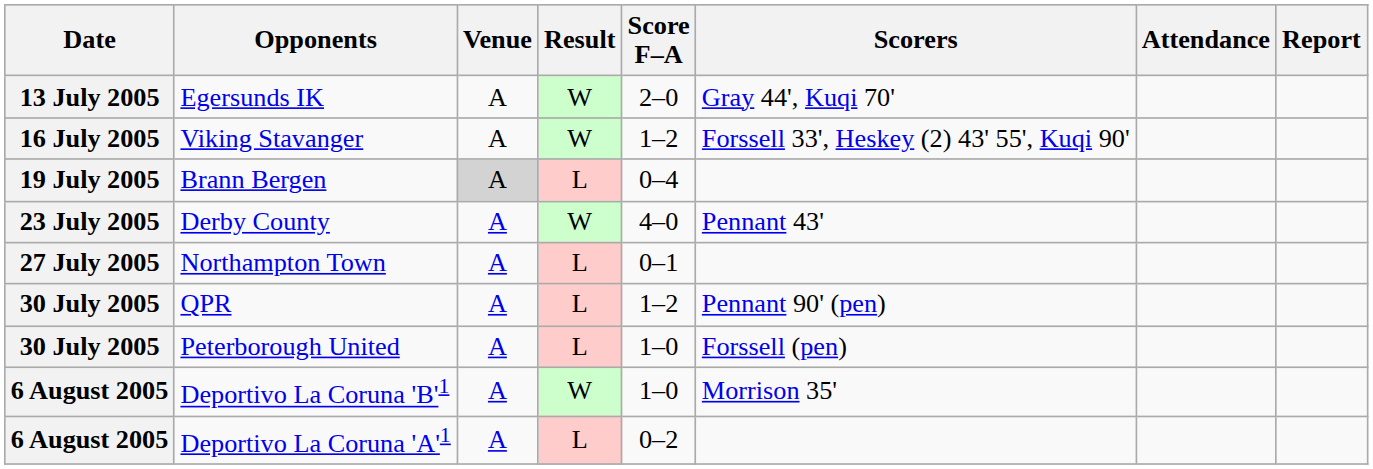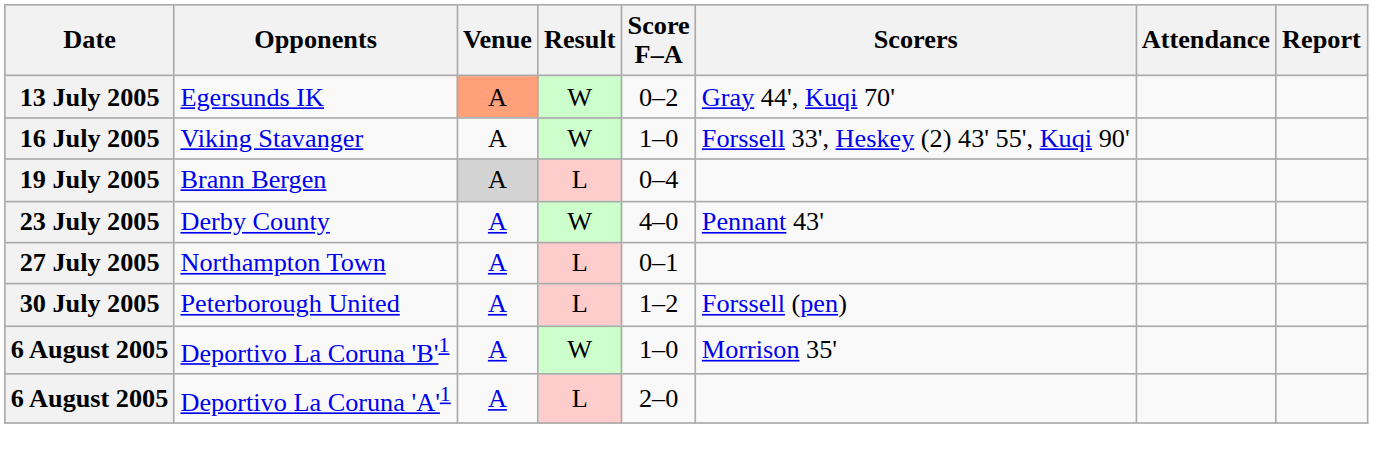(497, 96) no background -> (497, 96) lightsalmon background
(659, 96) 2–0 -> (659, 96) 0–2
(659, 138) 1–2 -> (659, 138) 1–0
- row: (206, 304)
(659, 346) 1–0 -> (659, 304) 1–2
(659, 439) 0–2 -> (659, 398) 2–0
